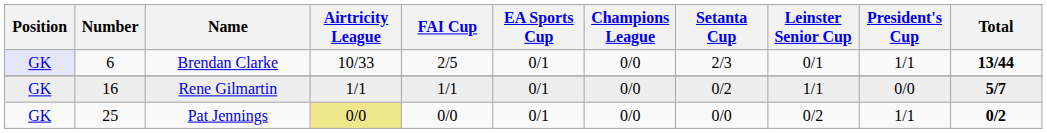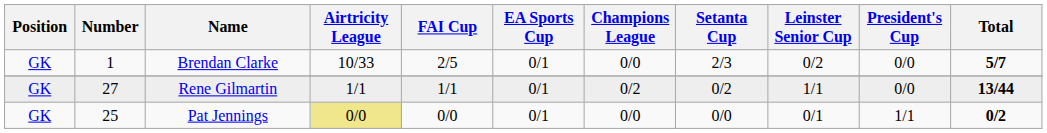(40, 63) lavender background -> (40, 63) no background
(110, 63) 6 -> (110, 63) 1
(813, 63) 0/1 -> (813, 63) 0/2
(904, 63) 1/1 -> (904, 63) 0/0
(996, 63) 13/44 -> (996, 63) 5/7
(110, 89) 16 -> (110, 89) 27
(630, 89) 0/0 -> (630, 89) 0/2
(996, 89) 5/7 -> (996, 89) 13/44
(813, 115) 0/2 -> (813, 115) 0/1
